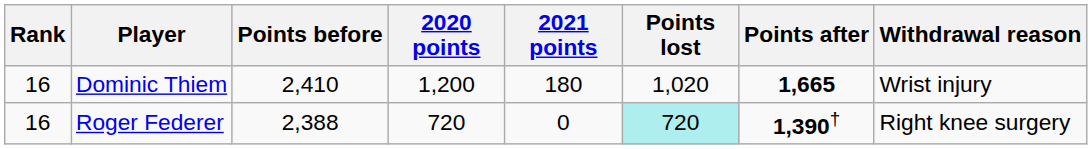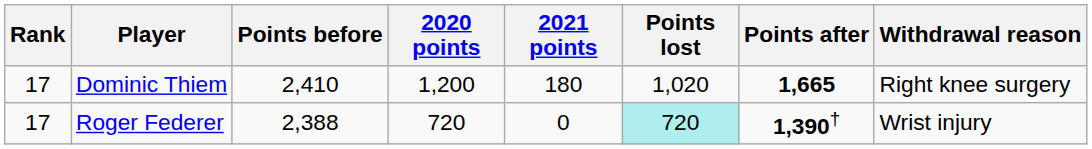(38, 84) 16 -> (38, 84) 17
(936, 84) Wrist injury -> (975, 84) Right knee surgery
(38, 123) 16 -> (38, 123) 17
(975, 123) Right knee surgery -> (936, 123) Wrist injury
